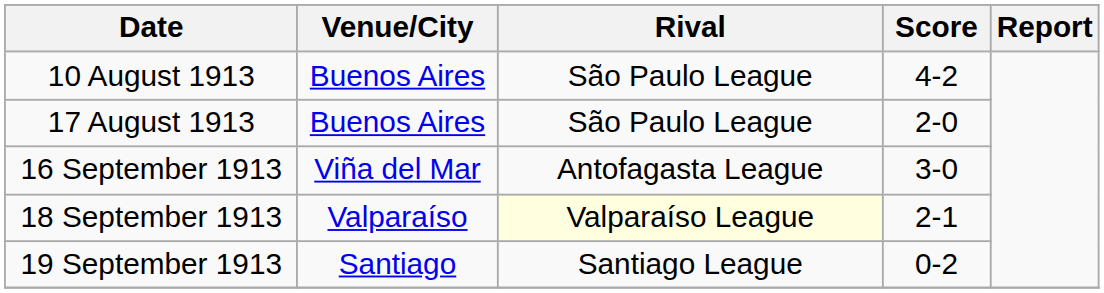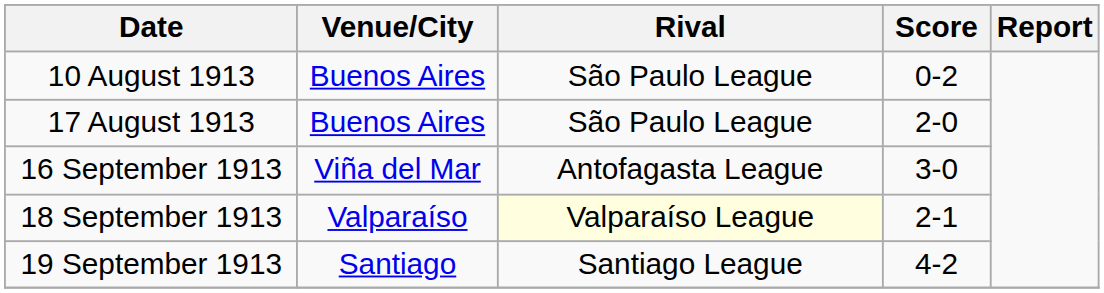(936, 75) 4-2 -> (936, 75) 0-2
(936, 264) 0-2 -> (936, 264) 4-2
